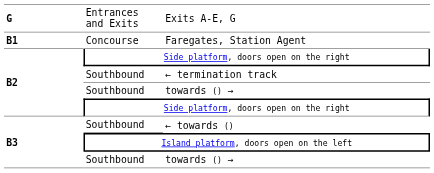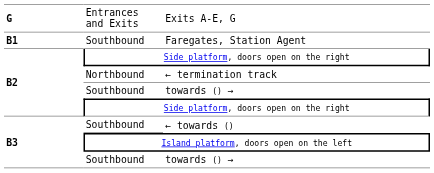(112, 40) Concourse -> (115, 40) Southbound
(115, 74) Southbound -> (115, 74) Northbound
